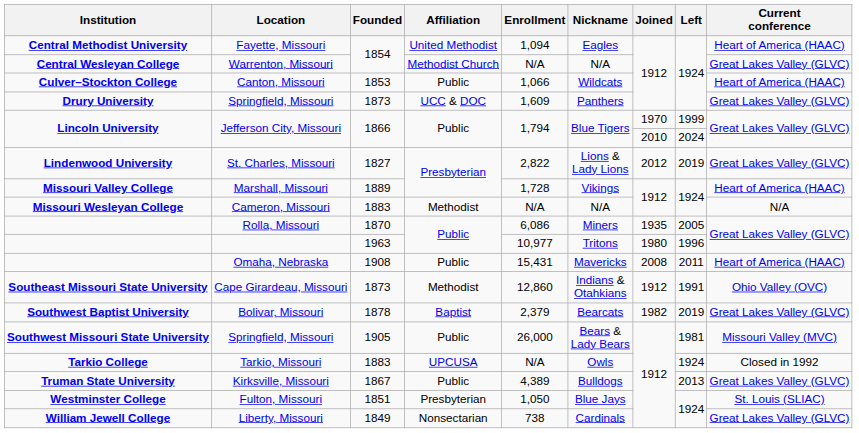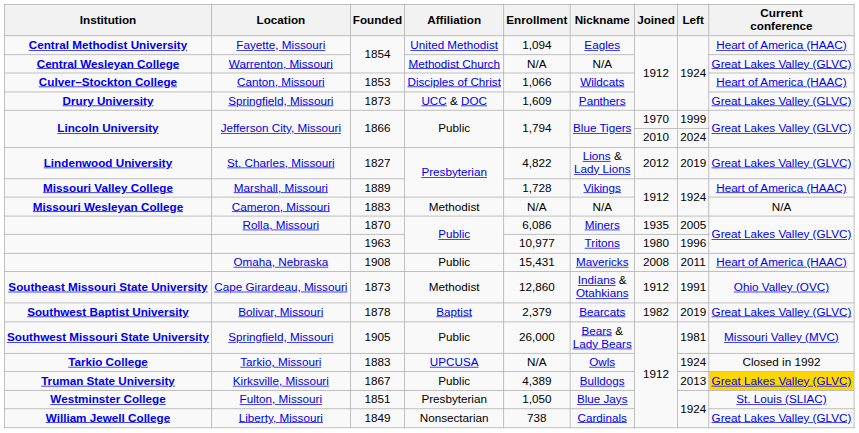(453, 82) Public -> (454, 82) Disciples of Christ
(535, 163) 2,822 -> (537, 163) 4,822
(780, 381) no background -> (781, 381) gold background
